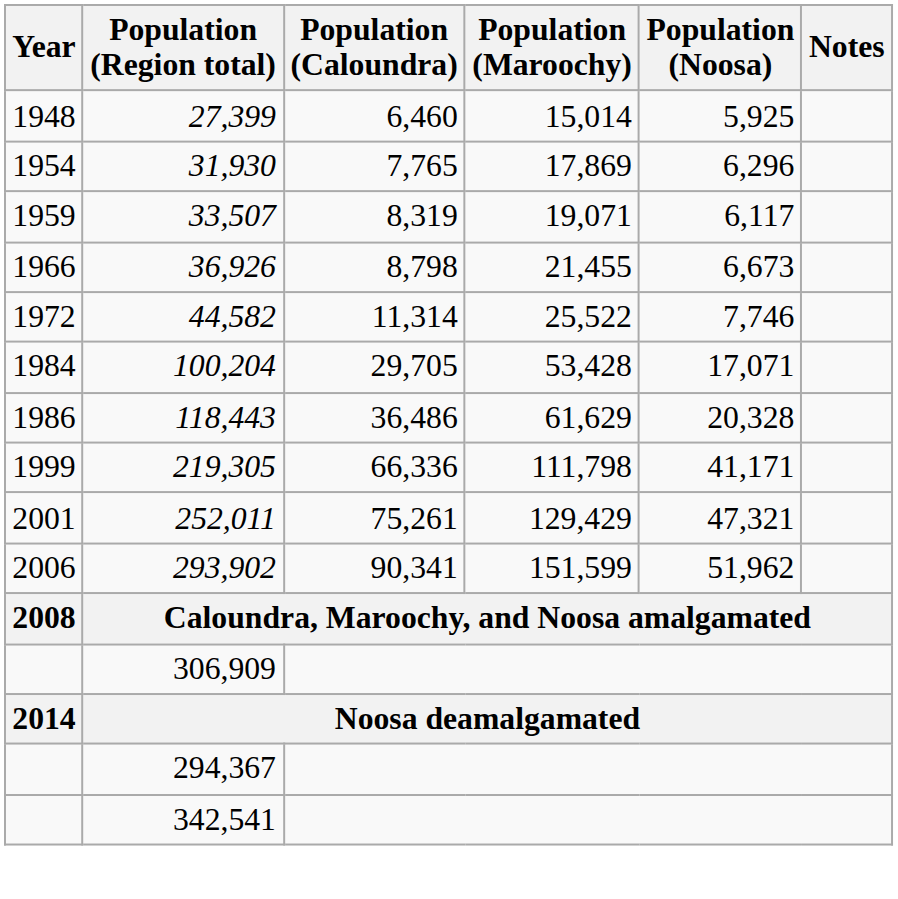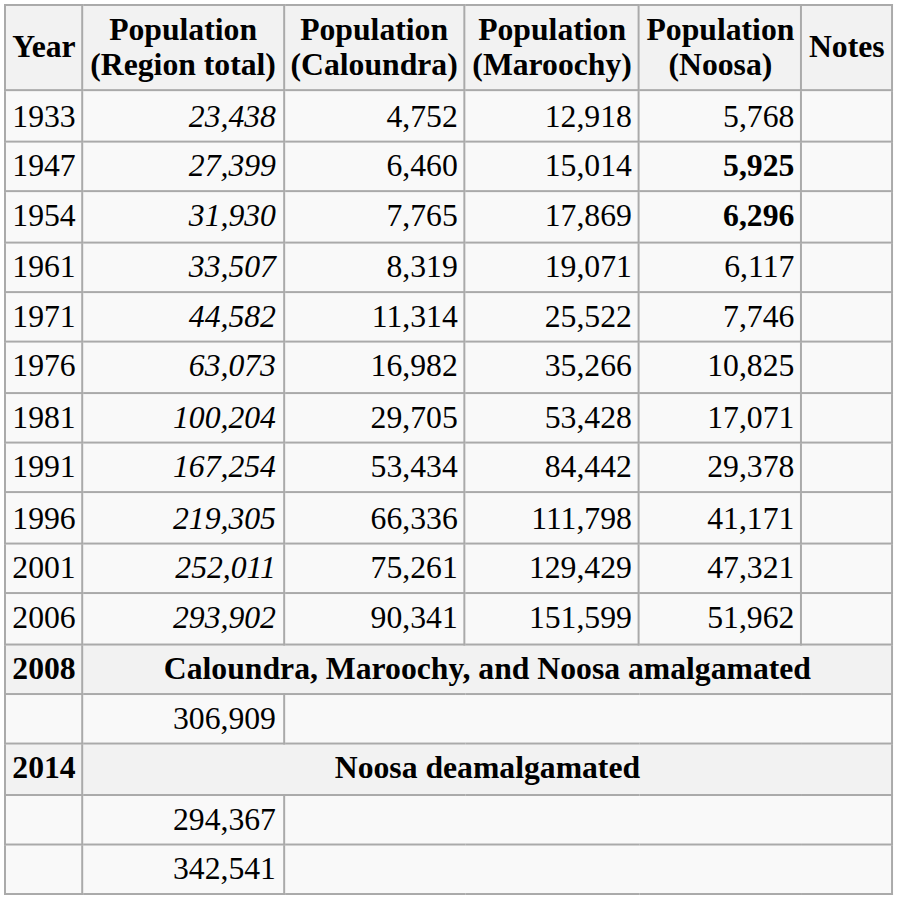+ row: (232, 115)
(44, 115) 1948 -> (44, 165) 1947
(759, 115) normal -> (759, 165) bold
(759, 165) normal -> (759, 215) bold
(44, 215) 1959 -> (44, 266) 1961
- row: (232, 266)
(44, 316) 1972 -> (44, 316) 1971
+ row: (232, 366)
(44, 366) 1984 -> (44, 416) 1981
- row: (226, 416)
+ row: (224, 467)
(44, 467) 1999 -> (44, 517) 1996
